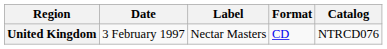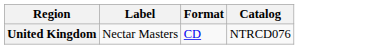- column: (143, 14)
